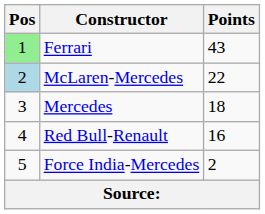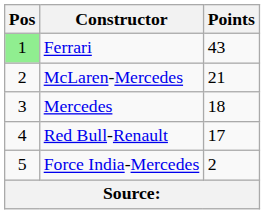(22, 77) lightblue background -> (22, 77) no background
(216, 77) 22 -> (216, 77) 21
(216, 135) 16 -> (216, 135) 17
